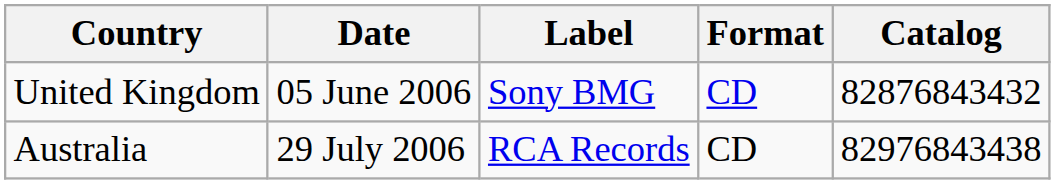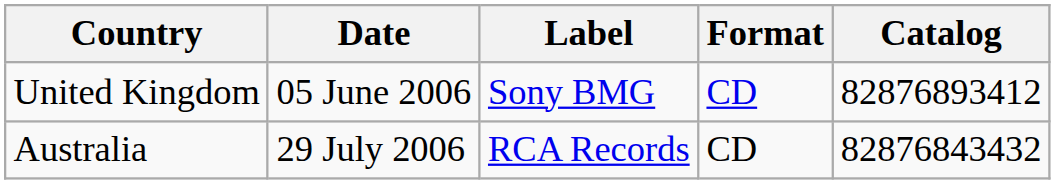(941, 91) 82876843432 -> (941, 91) 82876893412
(941, 149) 82976843438 -> (941, 149) 82876843432
